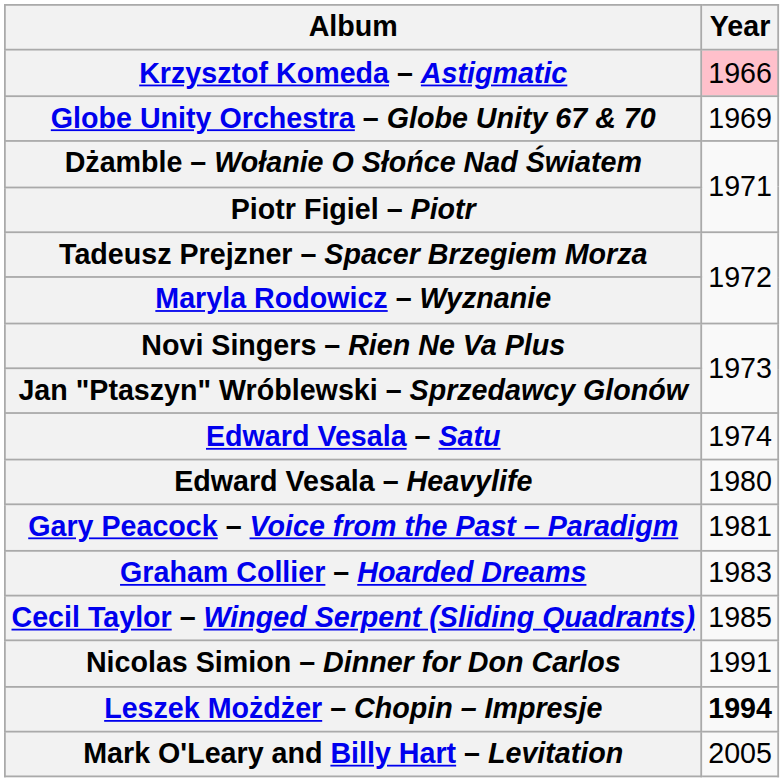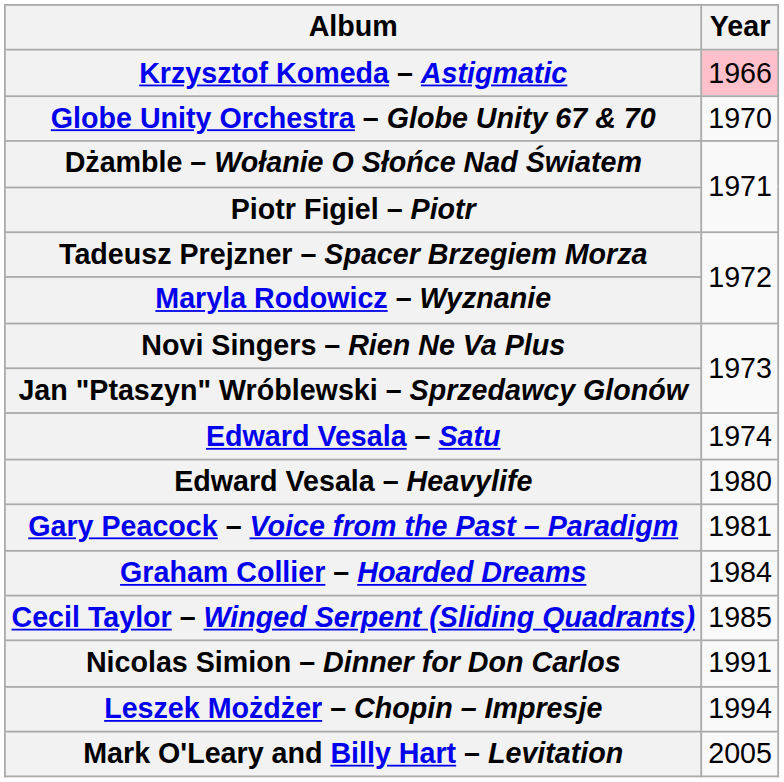(740, 118) 1969 -> (740, 118) 1970
(740, 572) 1983 -> (740, 572) 1984
(740, 708) bold -> (740, 708) normal
